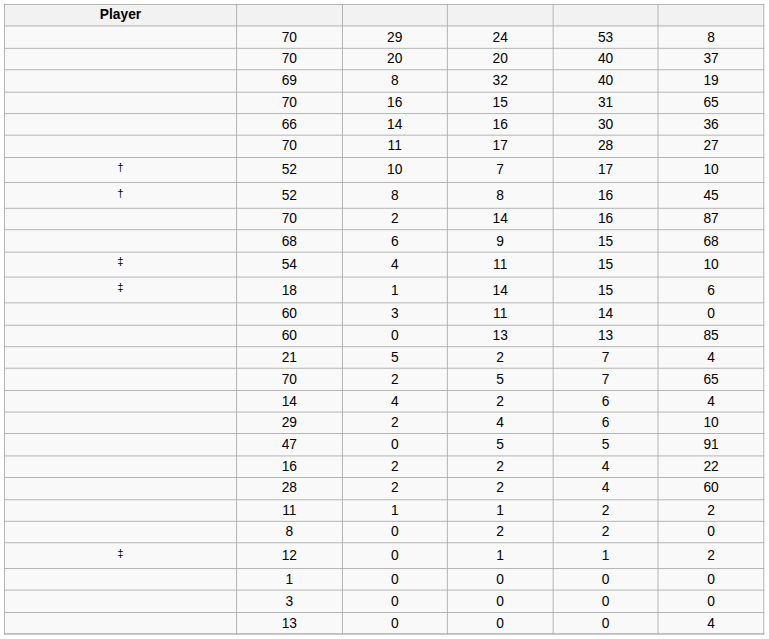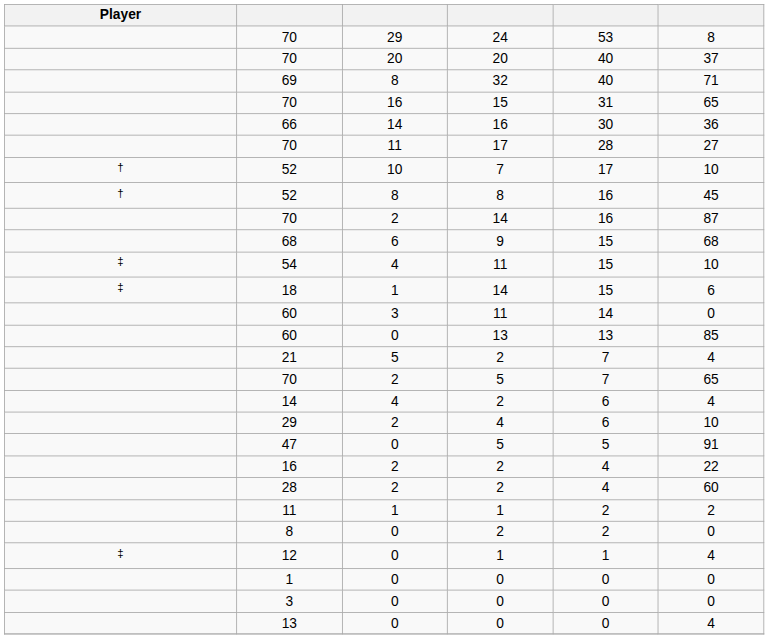(711, 80) 19 -> (711, 80) 71
(711, 555) 2 -> (711, 555) 4
